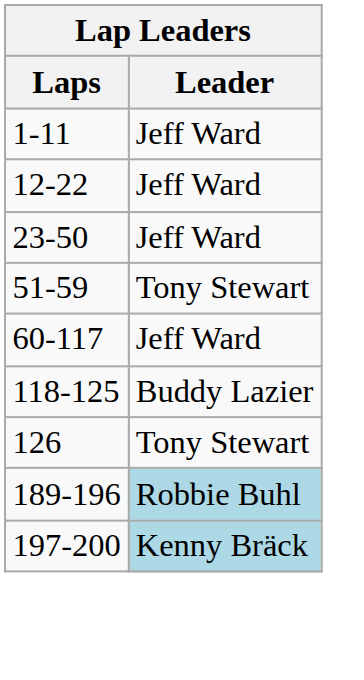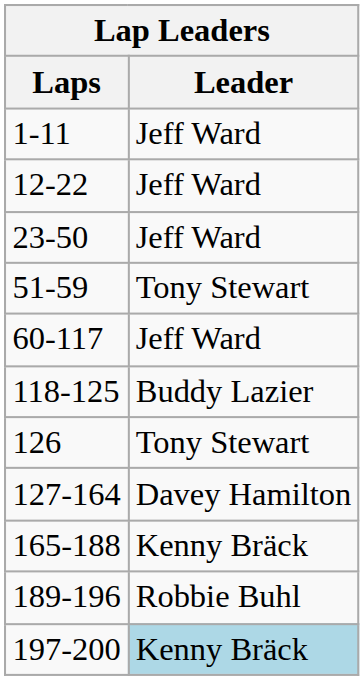+ row: (67, 493)
+ row: (67, 545)
(218, 493) lightblue background -> (218, 596) no background
